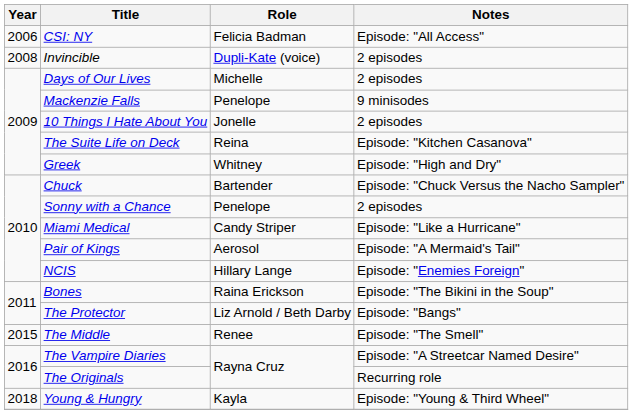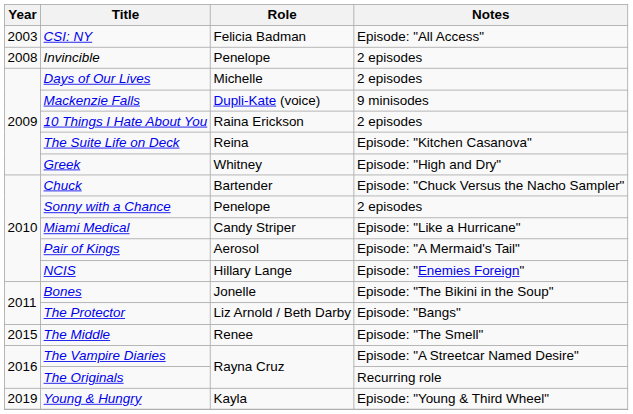(22, 36) 2006 -> (22, 36) 2003
(267, 57) Dupli-Kate (voice) -> (242, 57) Penelope
(242, 100) Penelope -> (267, 100) Dupli-Kate (voice)
(235, 121) Jonelle -> (259, 121) Raina Erickson
(259, 292) Raina Erickson -> (235, 292) Jonelle
(22, 398) 2018 -> (22, 398) 2019
